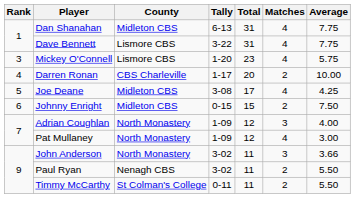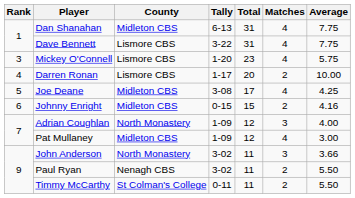(152, 75) CBS Charleville -> (146, 75) Lismore CBS
(329, 106) 7.50 -> (329, 106) 4.16
(154, 138) North Monastery -> (147, 138) Midleton CBS
